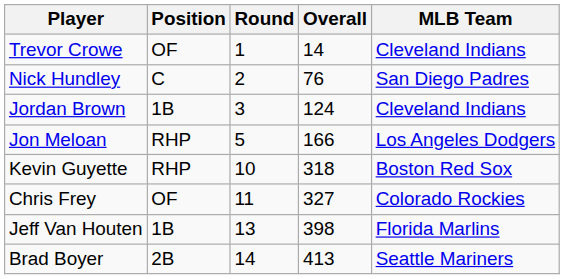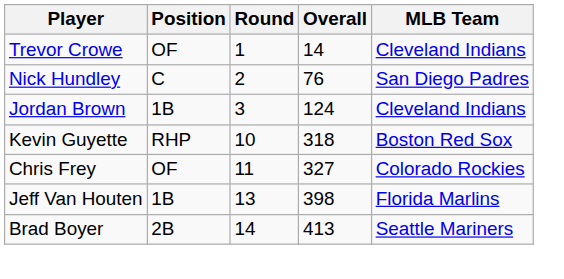- row: (58, 139)
